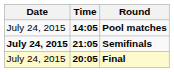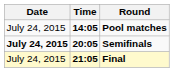(85, 43) 21:05 -> (85, 43) 20:05
(85, 59) 20:05 -> (85, 59) 21:05
